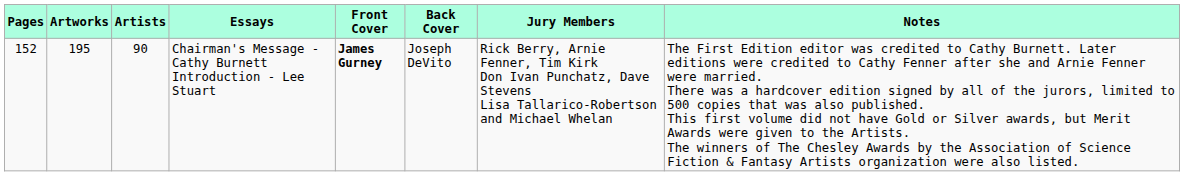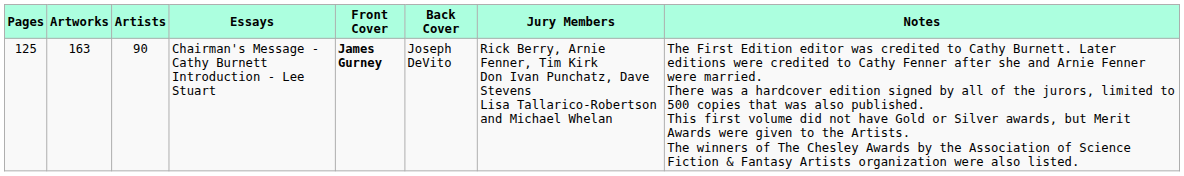(26, 48) 152 -> (26, 48) 125
(79, 48) 195 -> (79, 48) 163
